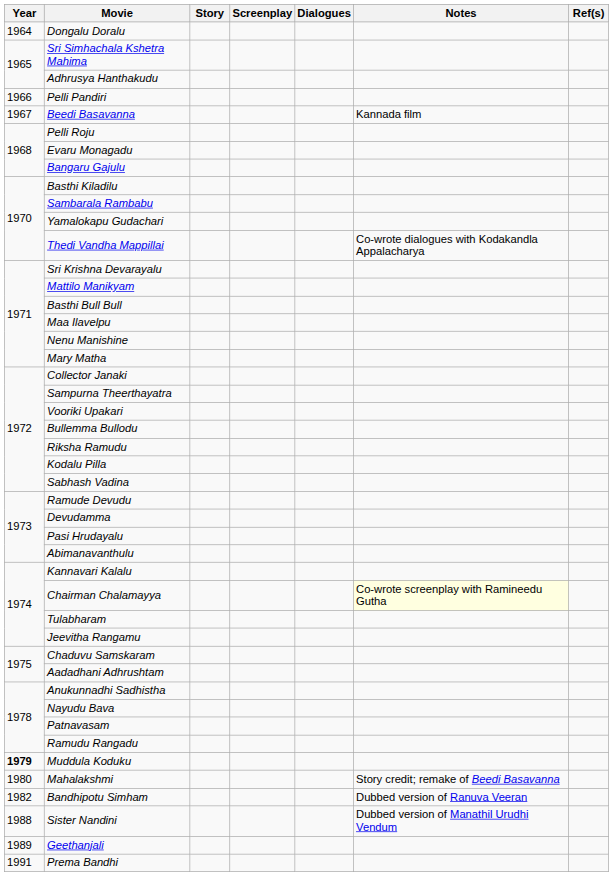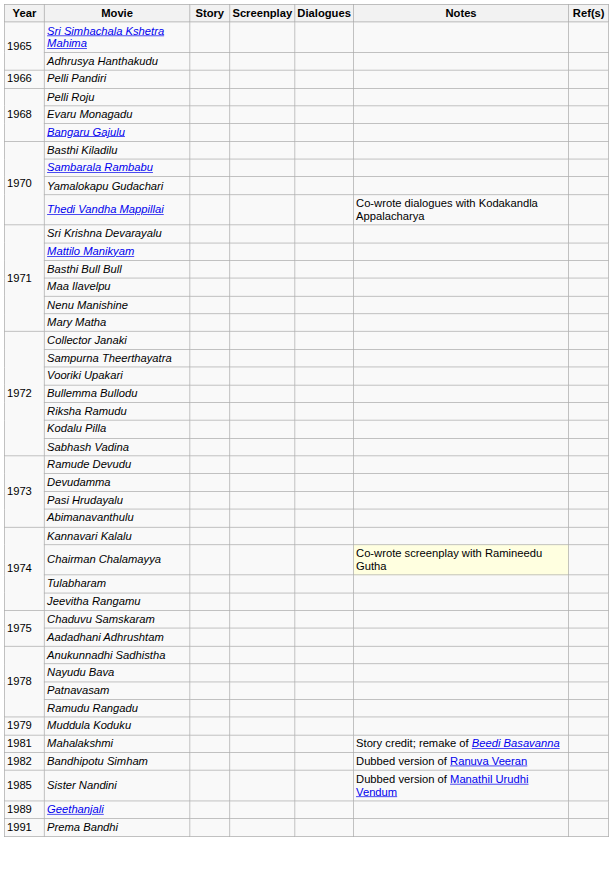- row: (86, 31)
- row: (91, 114)
(19, 761) bold -> (19, 726) normal
(19, 779) 1980 -> (19, 743) 1981
(19, 821) 1988 -> (19, 785) 1985
